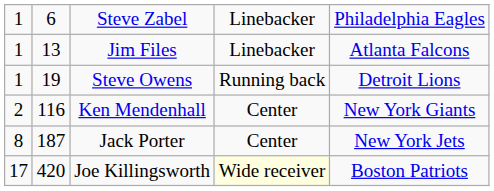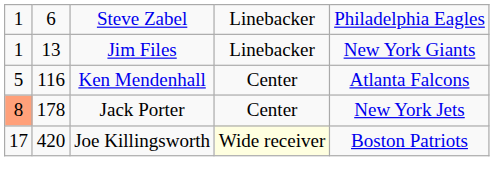(409, 49) Atlanta Falcons -> (409, 49) New York Giants
- row: (142, 79)
(19, 110) 2 -> (19, 79) 5
(409, 110) New York Giants -> (409, 79) Atlanta Falcons
(19, 140) no background -> (19, 110) lightsalmon background
(51, 140) 187 -> (51, 110) 178
